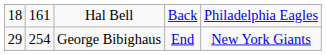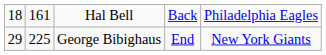(40, 38) 254 -> (40, 38) 225
